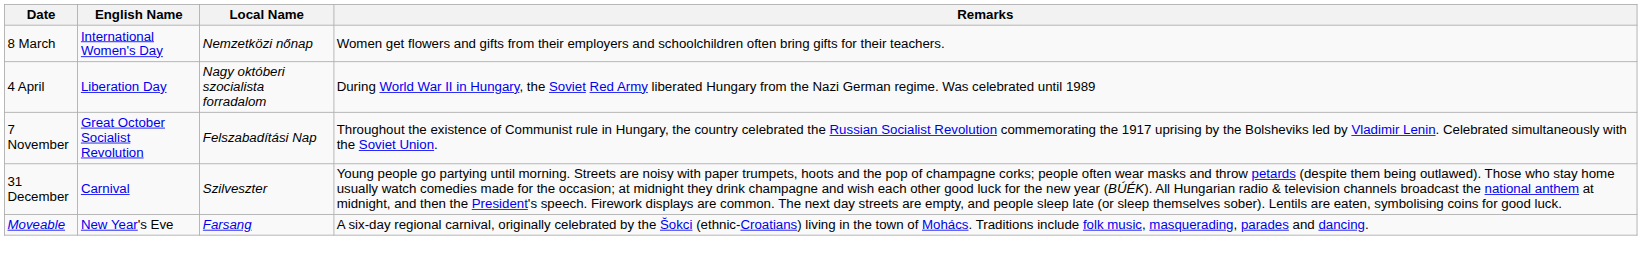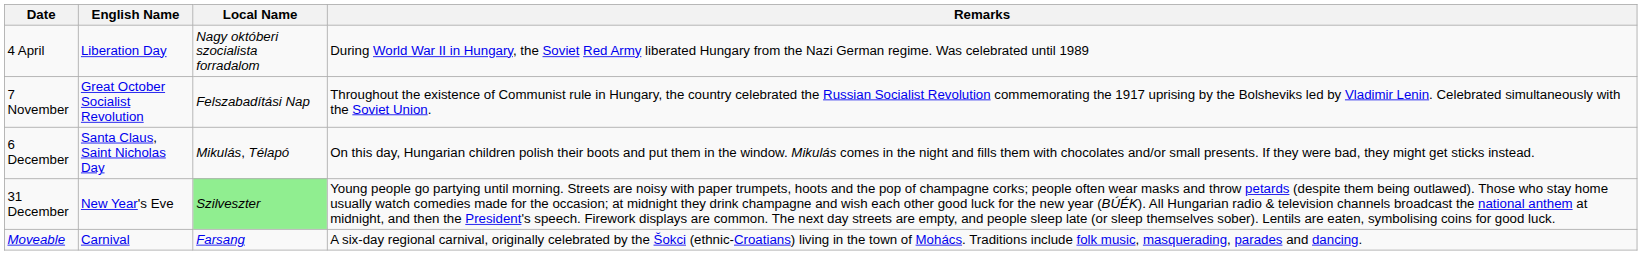- row: (31, 43)
+ row: (38, 152)
(105, 188) Carnival -> (127, 203) New Year's Eve
(235, 188) no background -> (228, 203) lightgreen background
(127, 224) New Year's Eve -> (105, 239) Carnival
